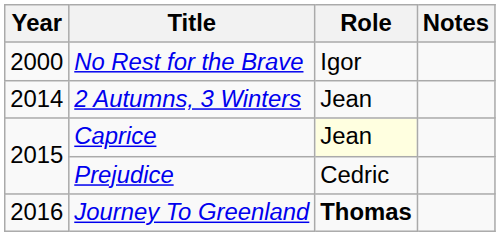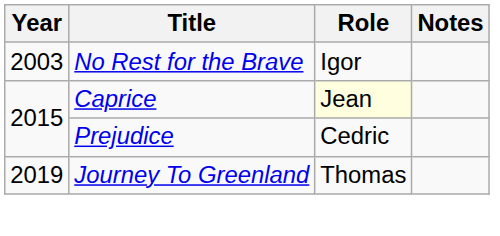(37, 61) 2000 -> (37, 61) 2003
- row: (188, 99)
(37, 212) 2016 -> (37, 174) 2019
(366, 212) bold -> (363, 174) normal
